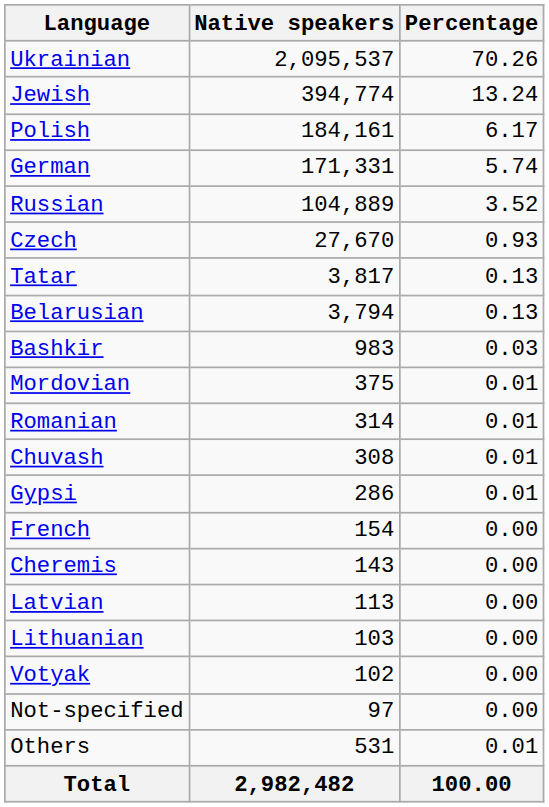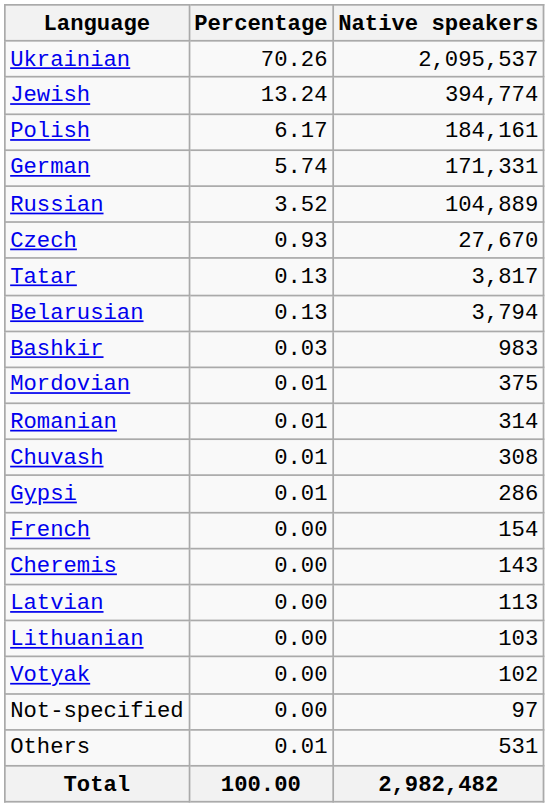columns swapped: (294, 23) <-> (472, 23)
